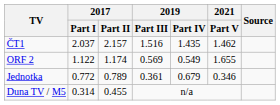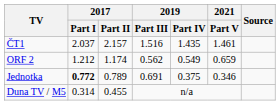(224, 44) 1.462 -> (224, 44) 1.461
(83, 60) 1.122 -> (83, 60) 1.212
(151, 60) 0.569 -> (151, 60) 0.562
(224, 60) 1.655 -> (224, 60) 0.659
(83, 76) normal -> (83, 76) bold
(151, 76) 0.361 -> (151, 76) 0.691
(189, 76) 0.679 -> (189, 76) 0.375
